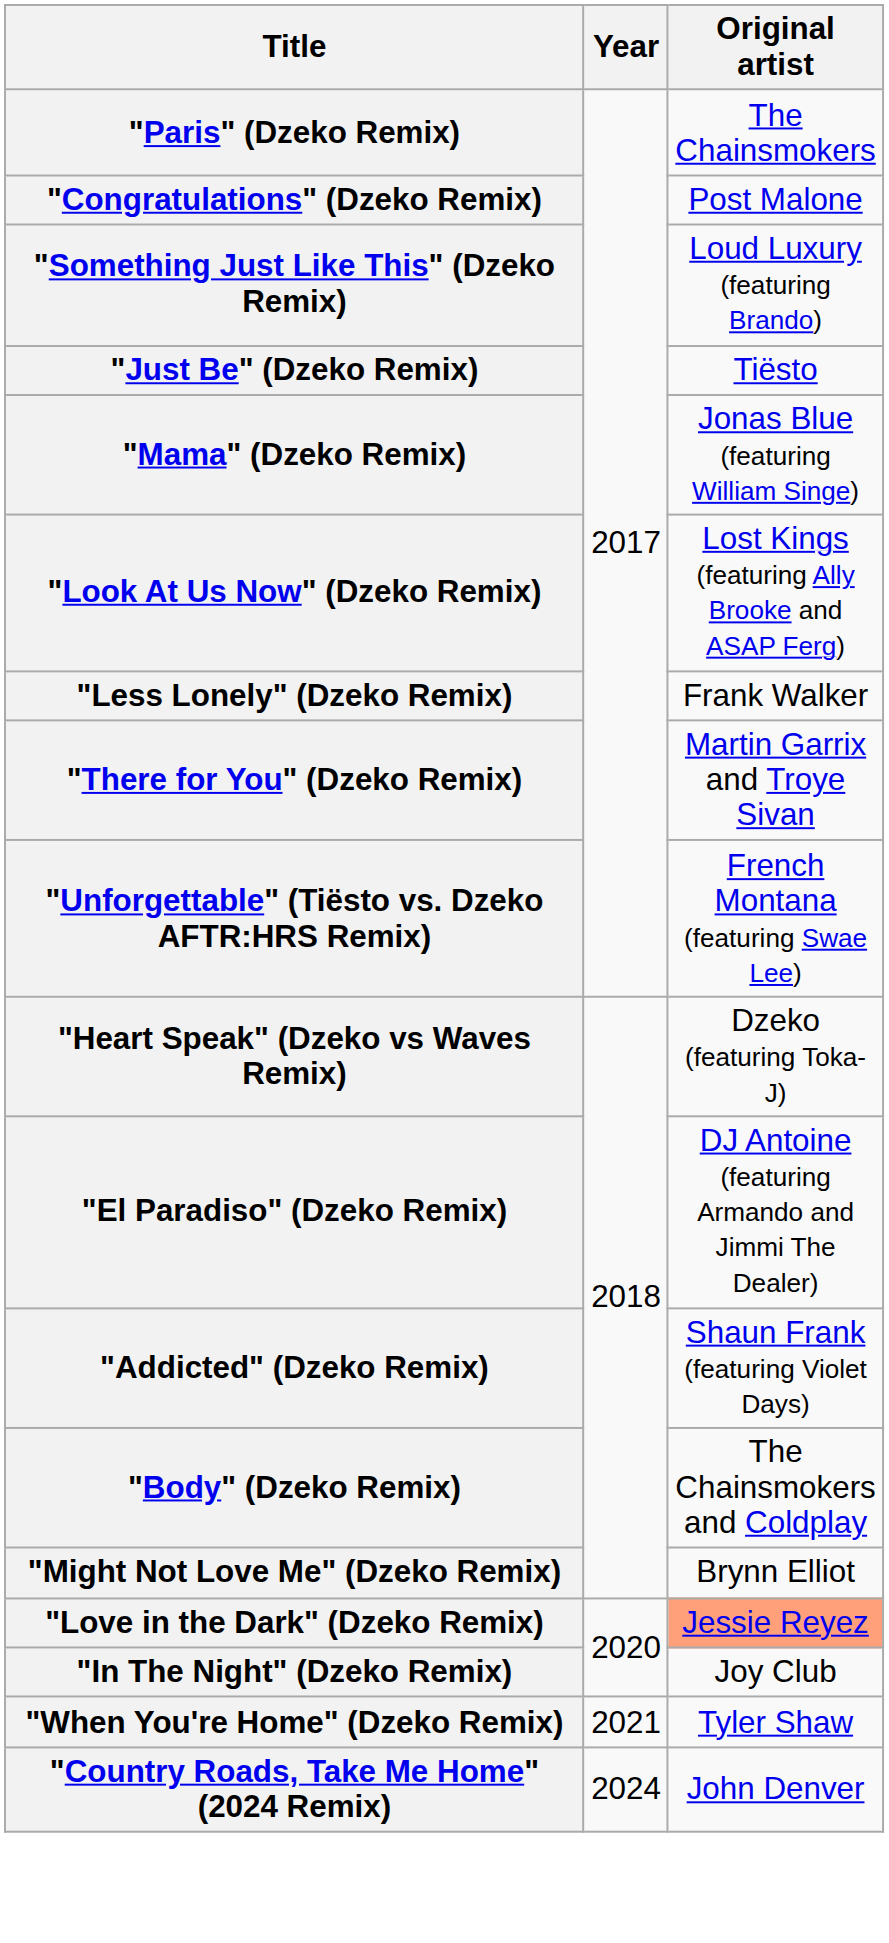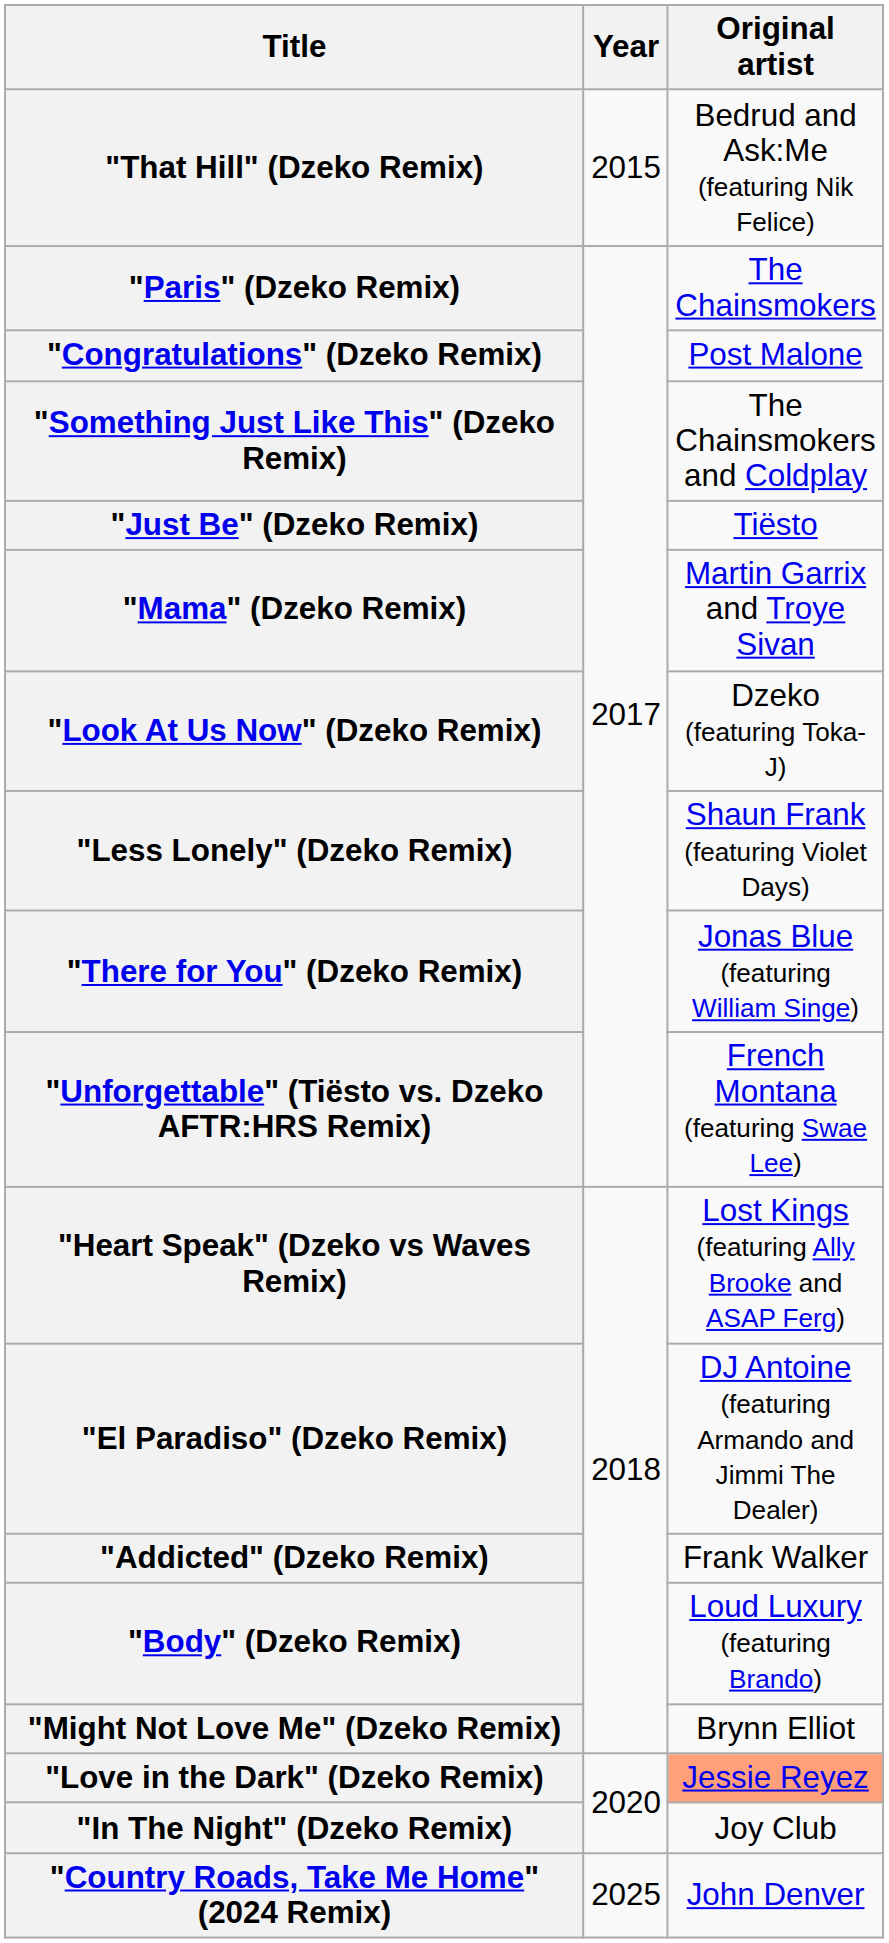+ row: (294, 167)
(776, 284) Loud Luxury (featuring Brando) -> (776, 439) The Chainsmokers and Coldplay
(776, 454) Jonas Blue (featuring William Singe) -> (776, 610) Martin Garrix and Troye Sivan
(776, 592) Lost Kings (featuring Ally Brooke and ASAP Ferg) -> (776, 730) Dzeko (featuring Toka-J)
(776, 695) Frank Walker -> (776, 850) Shaun Frank (featuring Violet Days)
(776, 780) Martin Garrix and Troye Sivan -> (776, 970) Jonas Blue (featuring William Singe)
(776, 1055) Dzeko (featuring Toka-J) -> (776, 1264) Lost Kings (featuring Ally Brooke and ASAP Ferg)
(776, 1367) Shaun Frank (featuring Violet Days) -> (776, 1557) Frank Walker
(776, 1487) The Chainsmokers and Coldplay -> (776, 1642) Loud Luxury (featuring Brando)
- row: (294, 1721)
(626, 1788) 2024 -> (626, 1894) 2025
